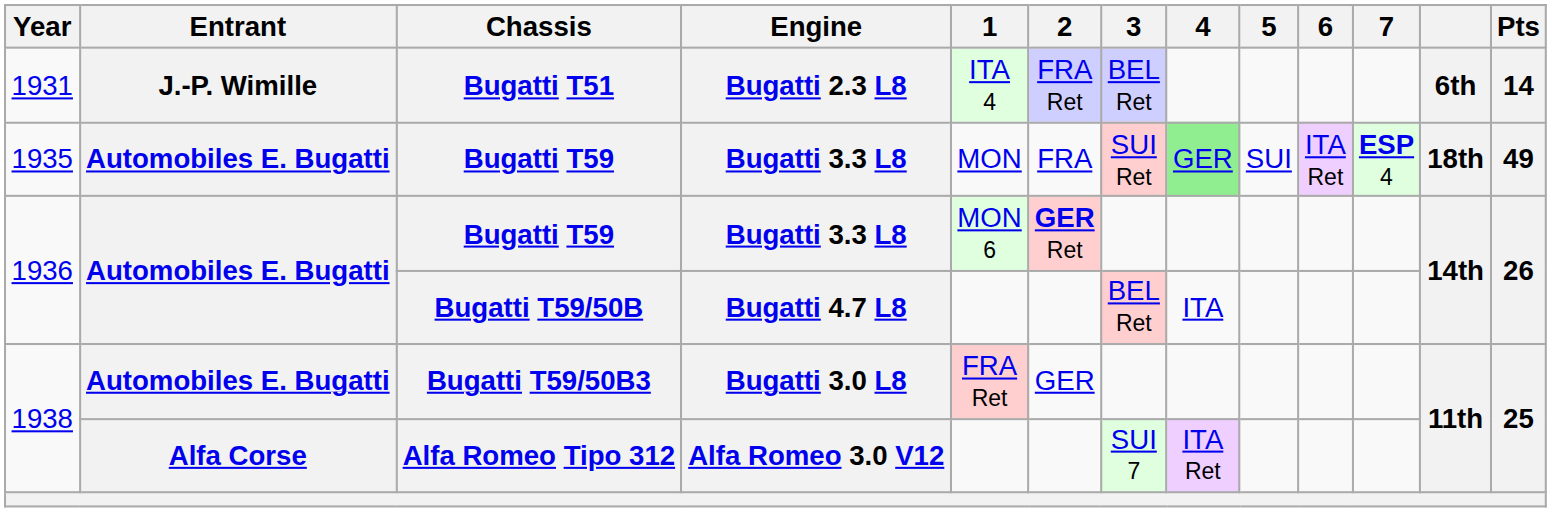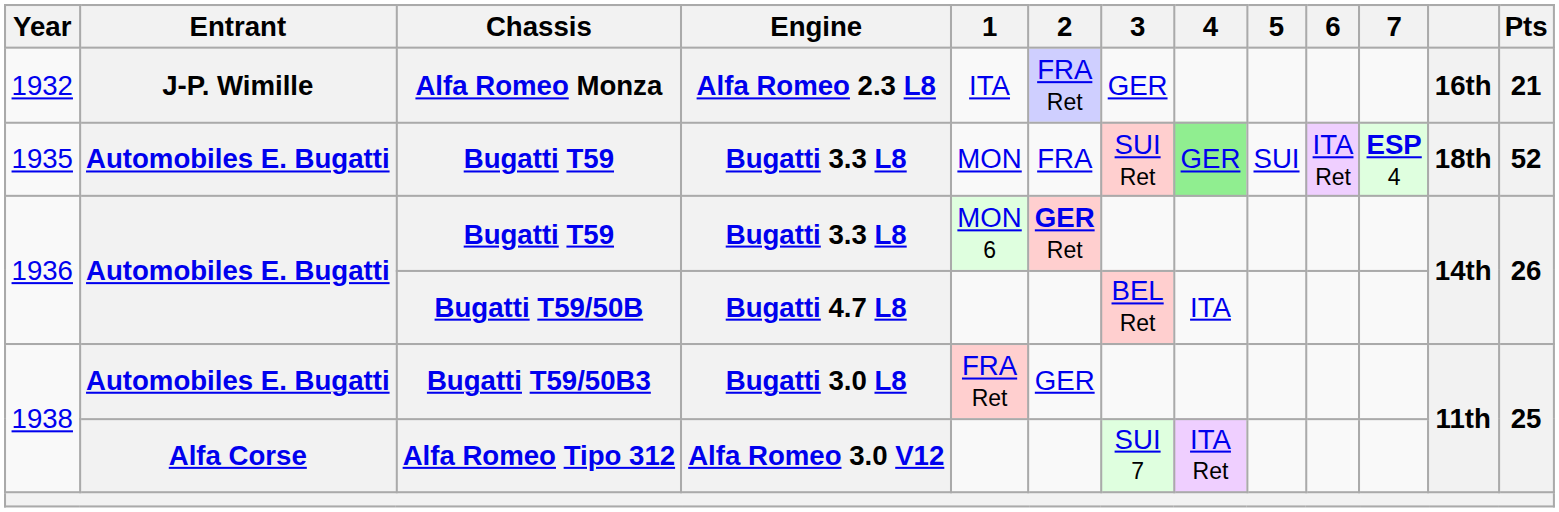- row: (42, 85)
+ row: (42, 85)
(1518, 159) 49 -> (1526, 159) 52
